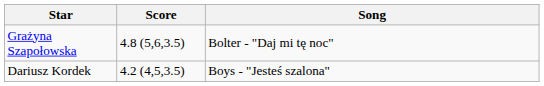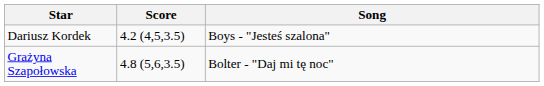rows swapped: (49, 71) <-> (42, 43)
